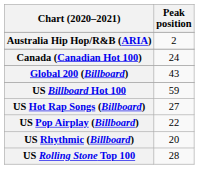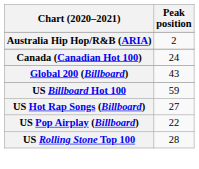- row: (79, 139)
